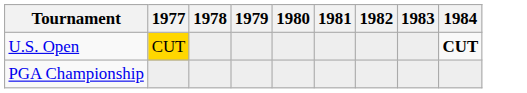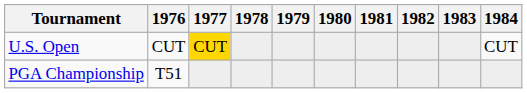+ column: (169, 18)
(460, 46) bold -> (501, 46) normal
